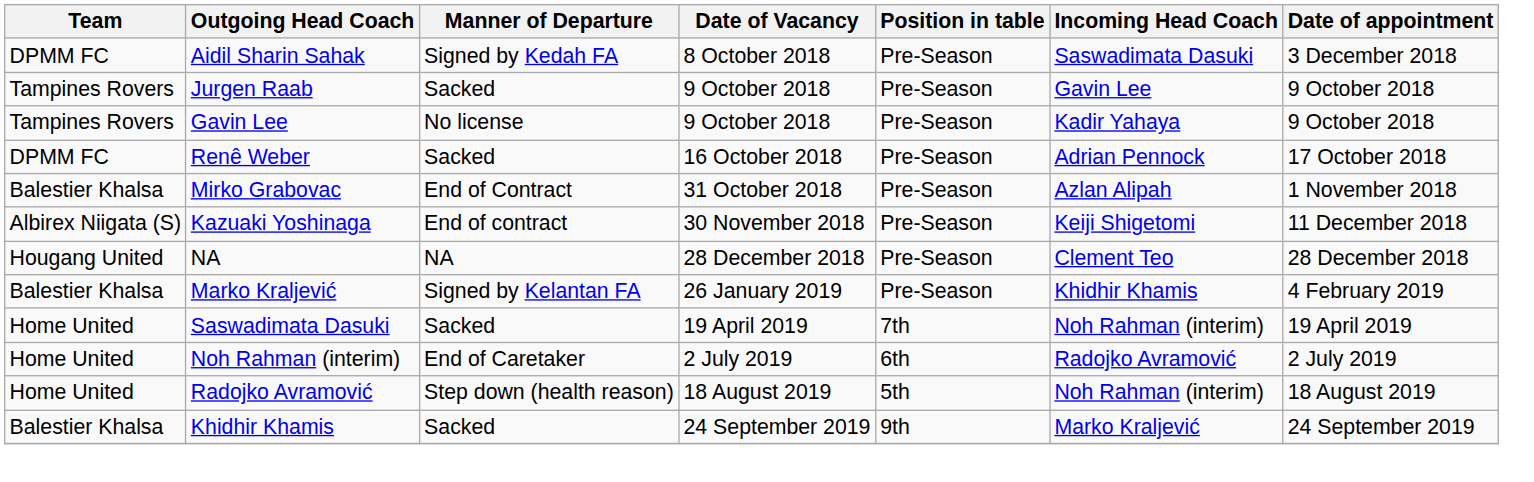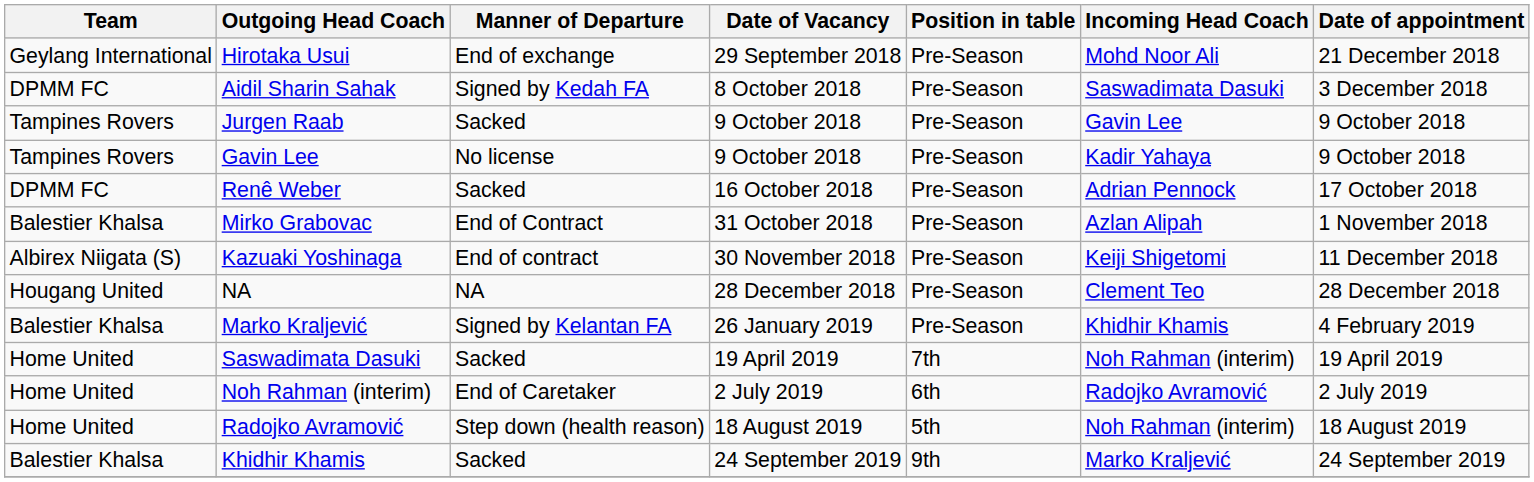+ row: (286, 55)
